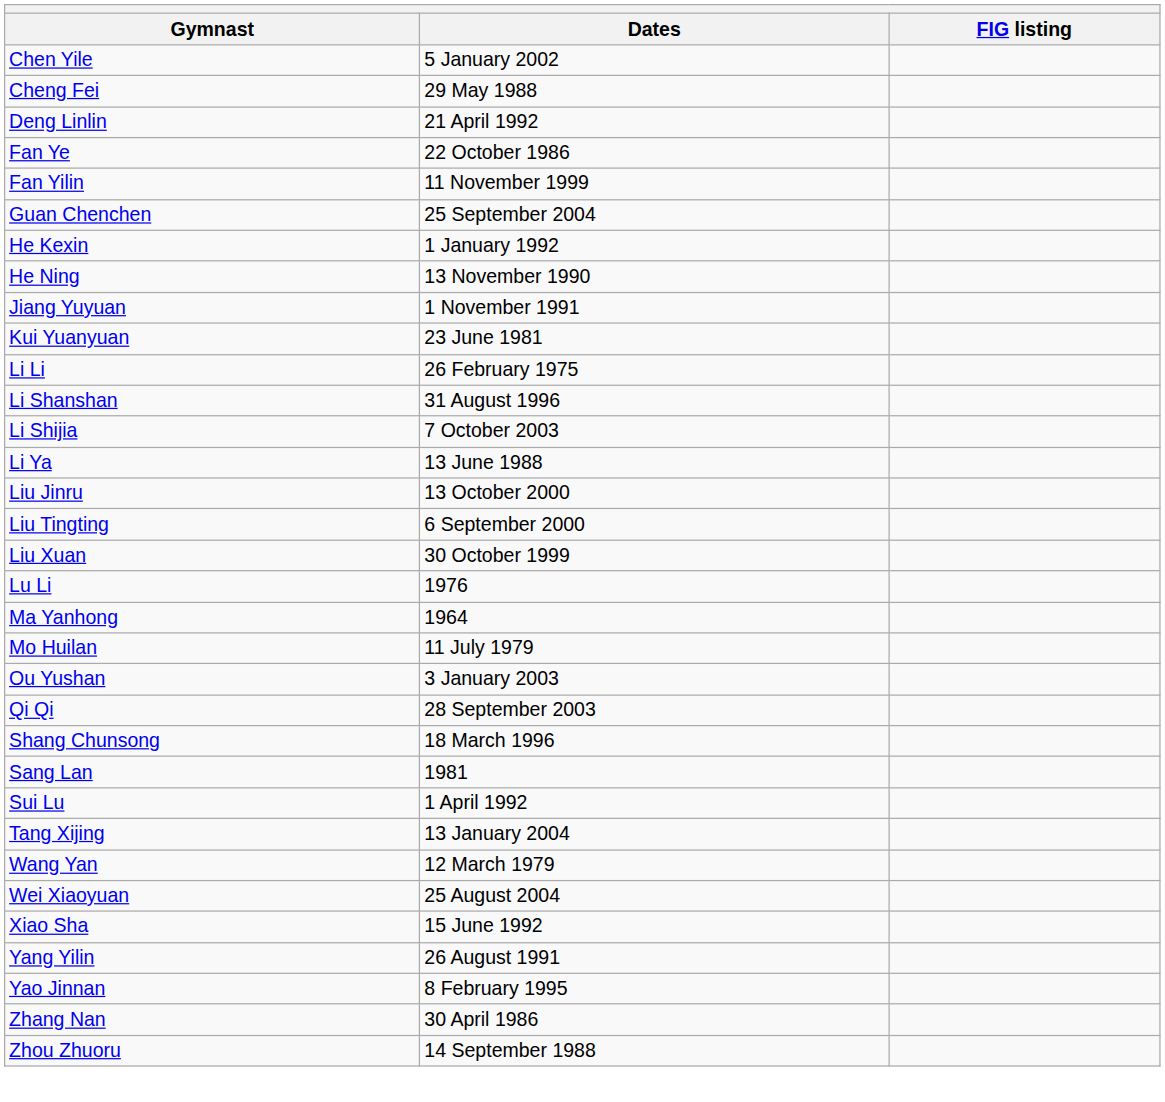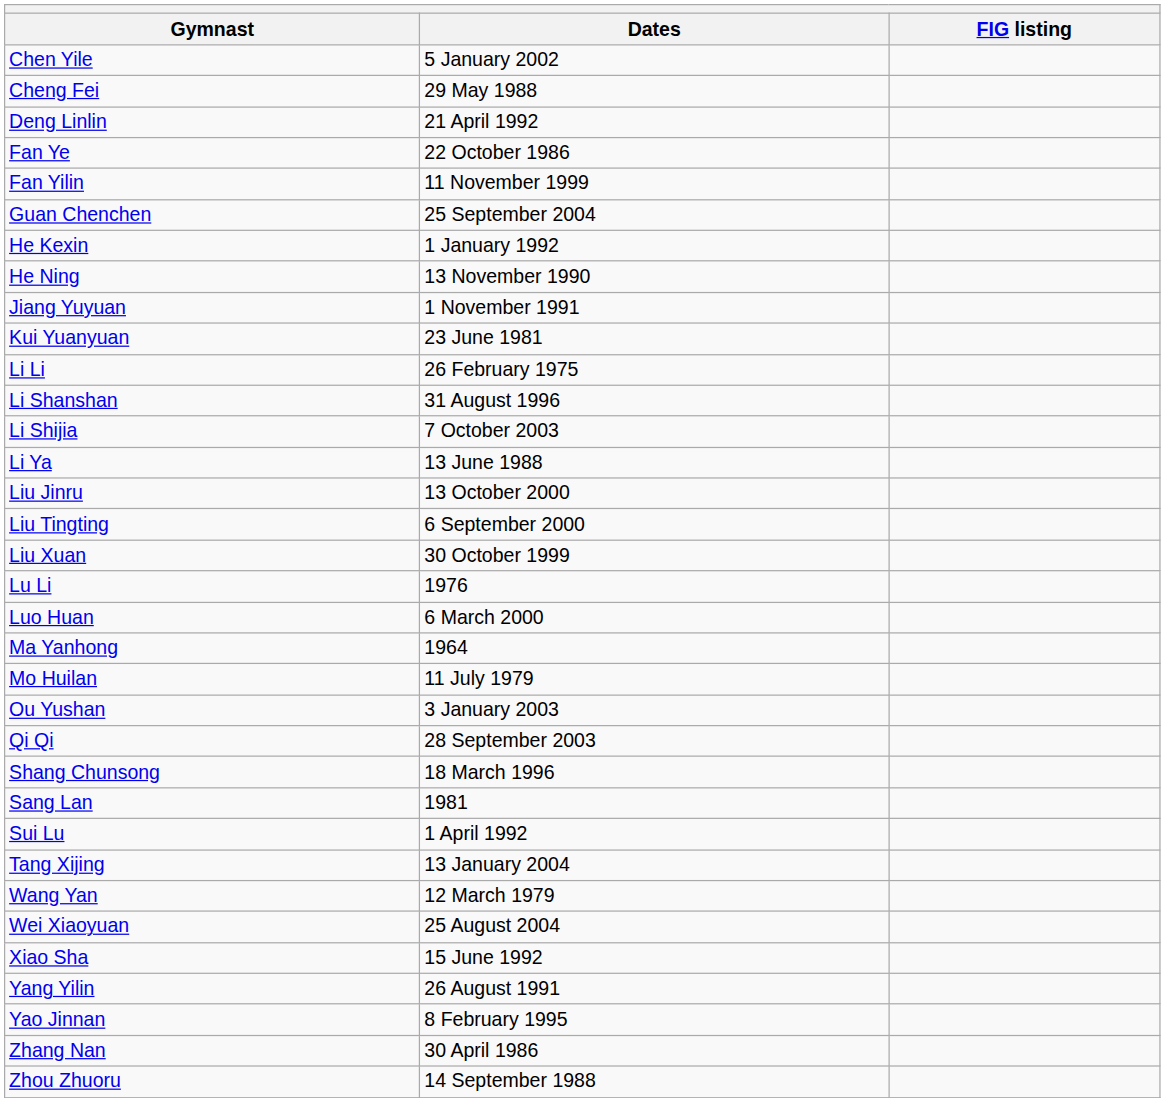+ row: (51, 617)
